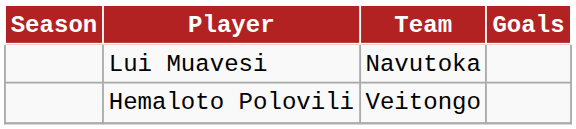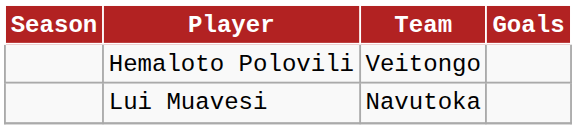rows swapped: (231, 103) <-> (188, 64)
